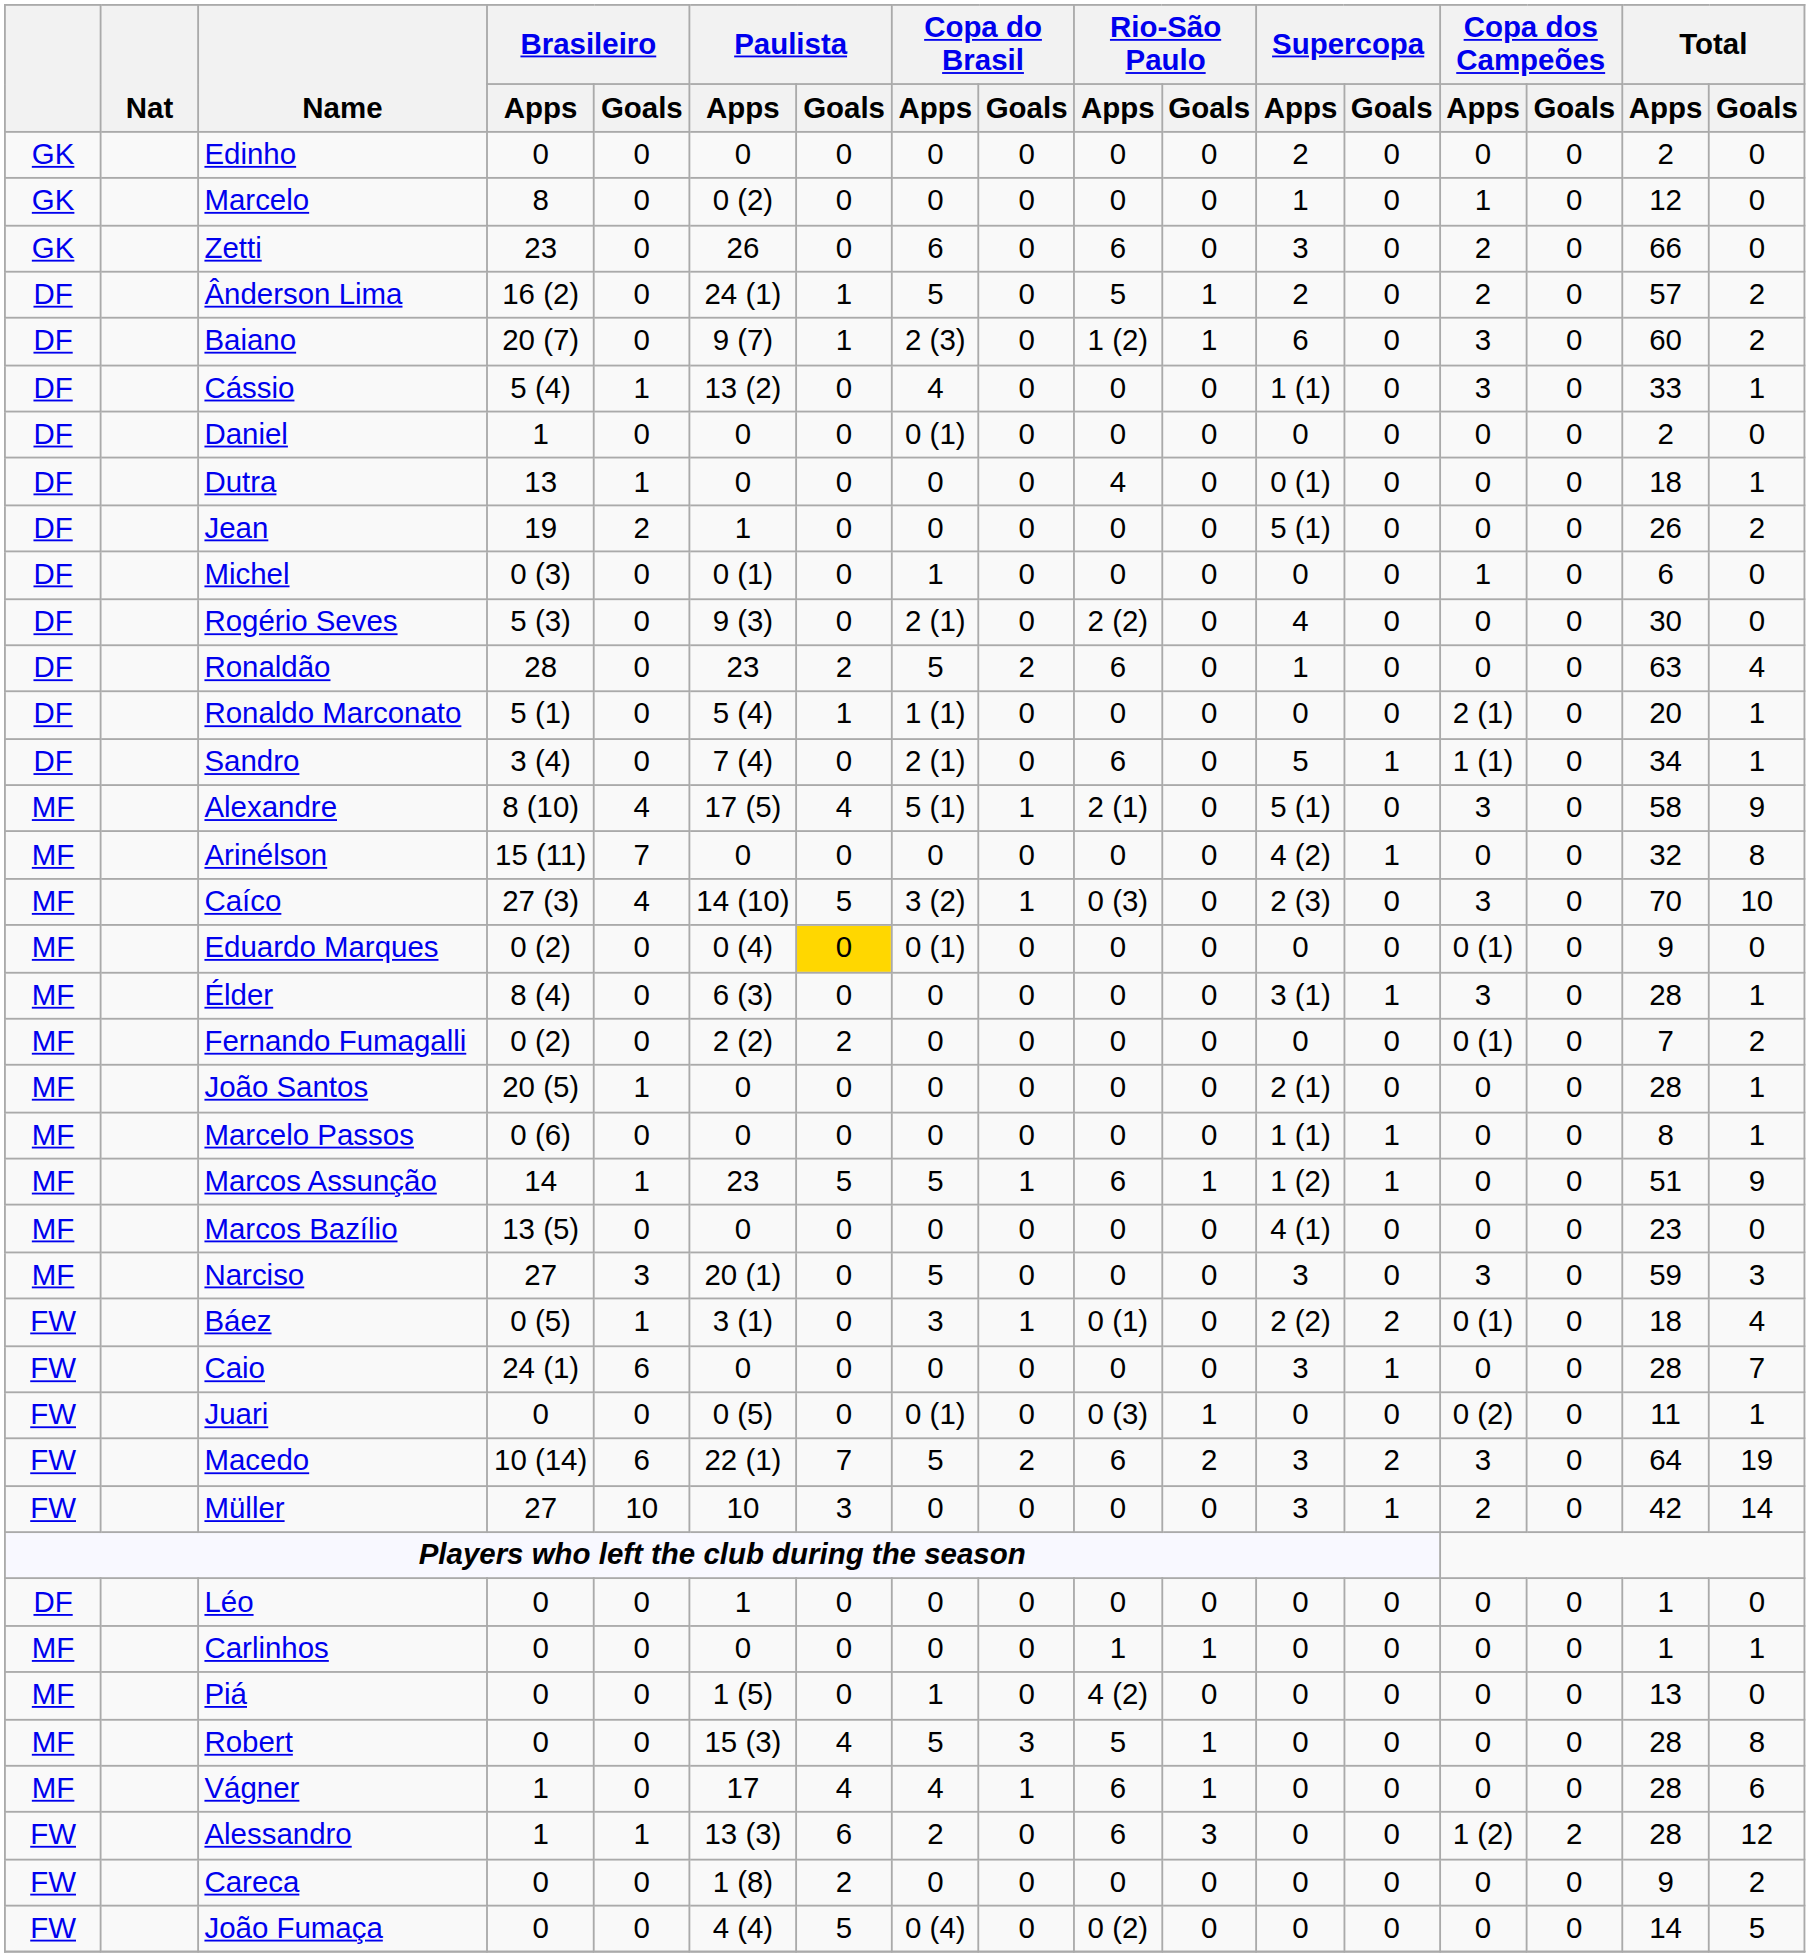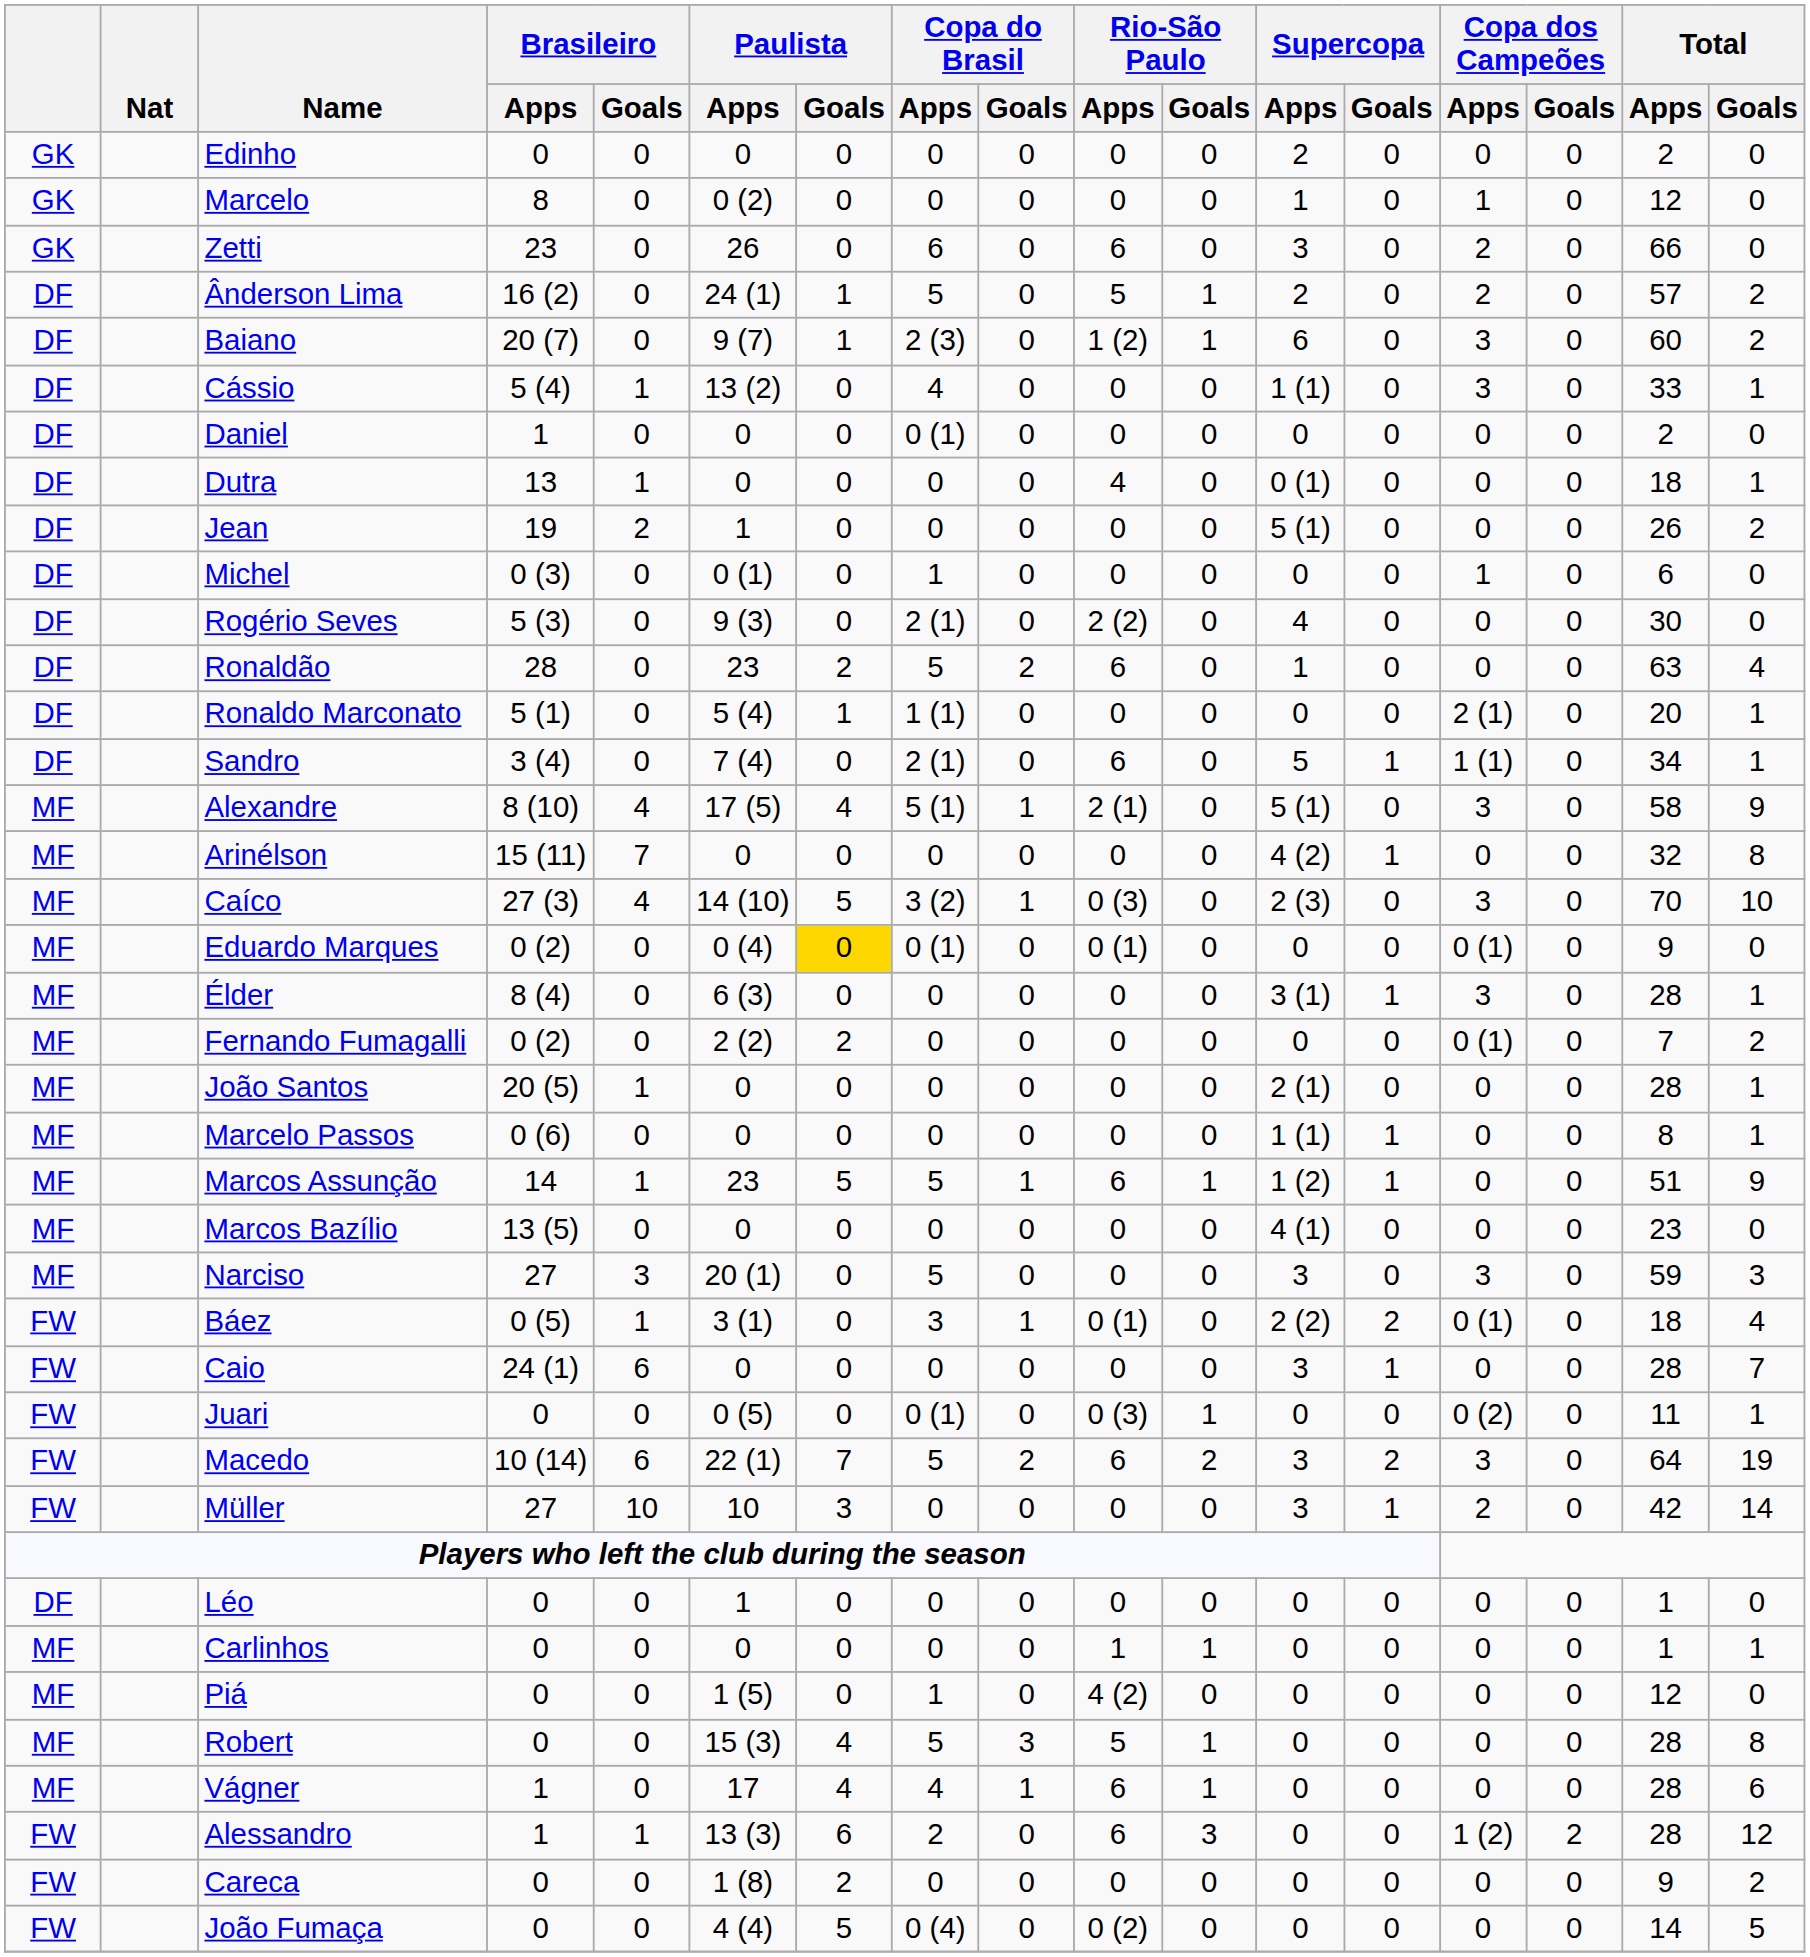(1118, 948) 0 -> (1118, 948) 0 (1)
(1666, 1695) 13 -> (1666, 1695) 12
